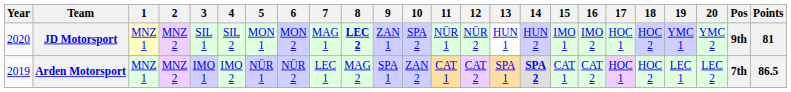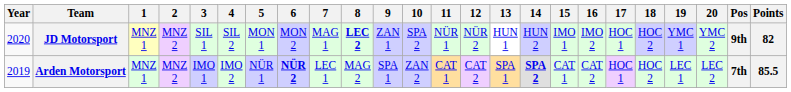(768, 39) 81 -> (768, 39) 82
(293, 71) normal -> (293, 71) bold
(768, 71) 86.5 -> (768, 71) 85.5
